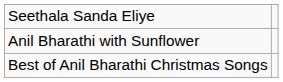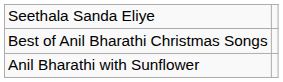rows swapped: (104, 41) <-> (138, 65)
